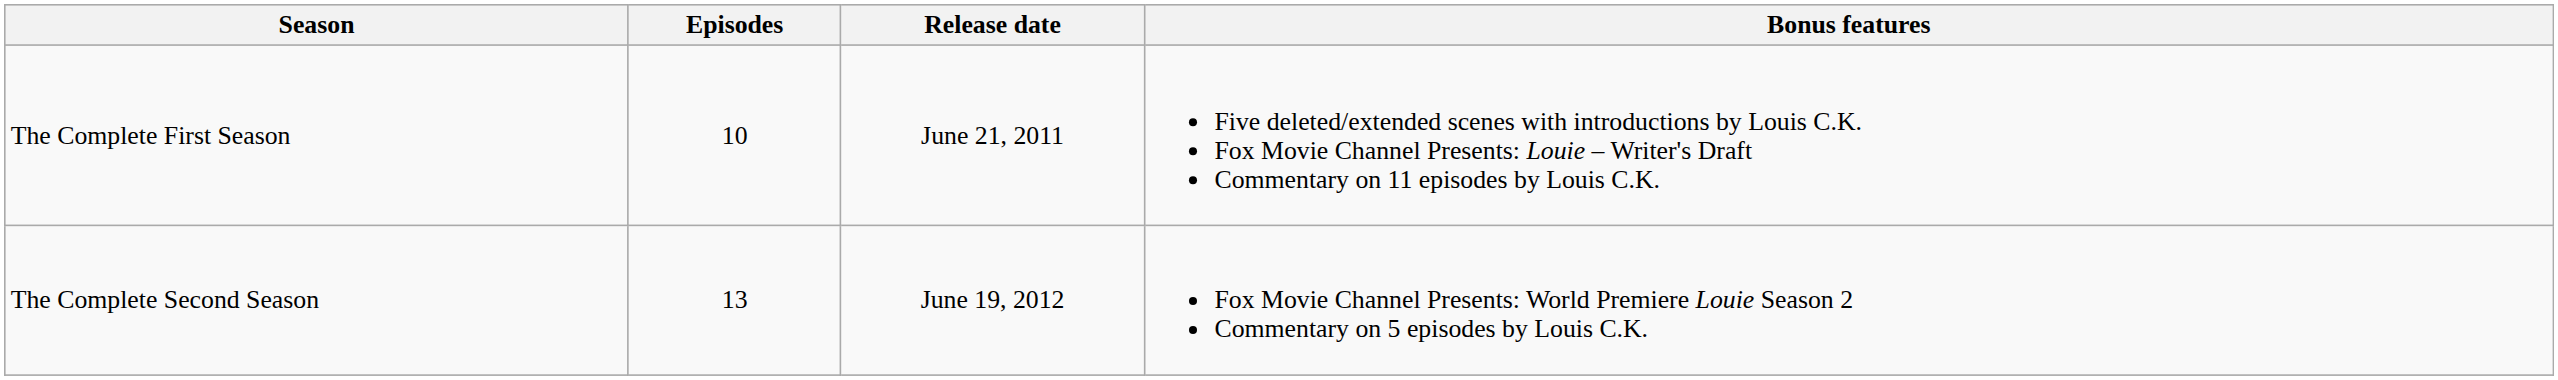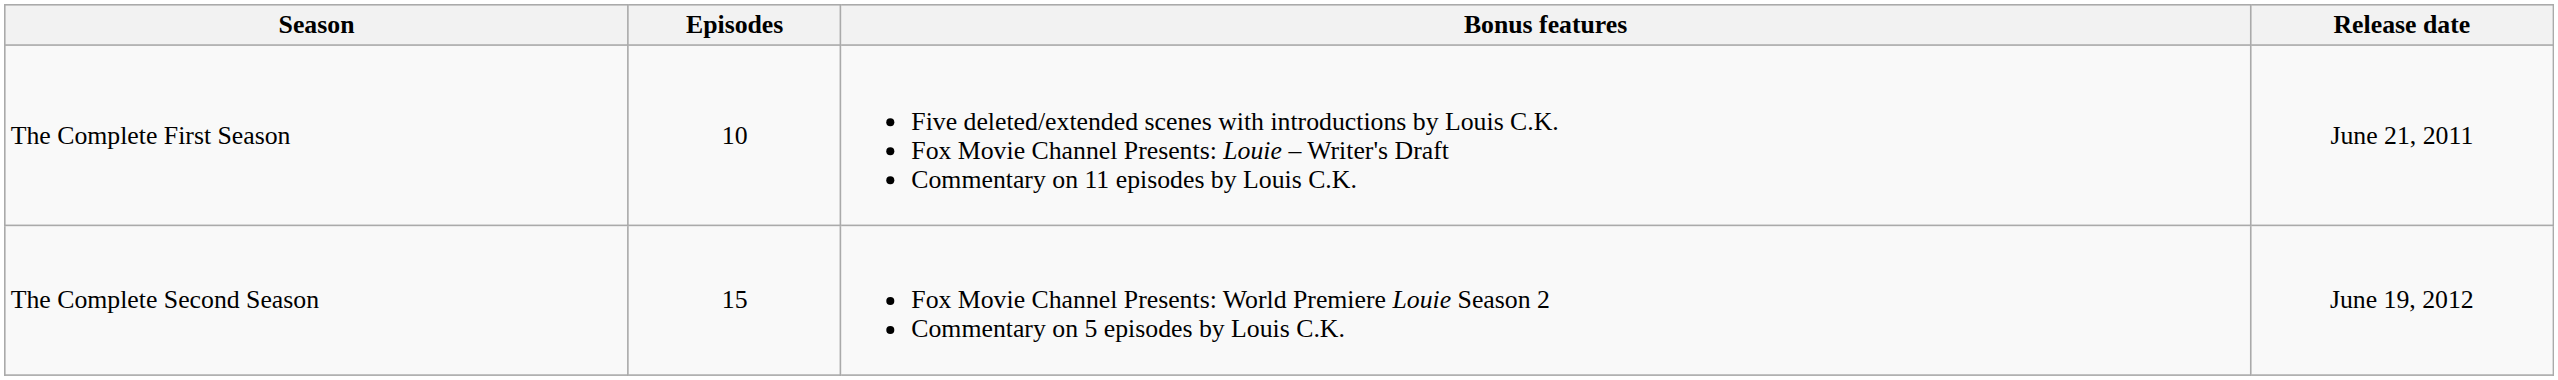columns swapped: (993, 24) <-> (1849, 24)
(735, 299) 13 -> (735, 299) 15
